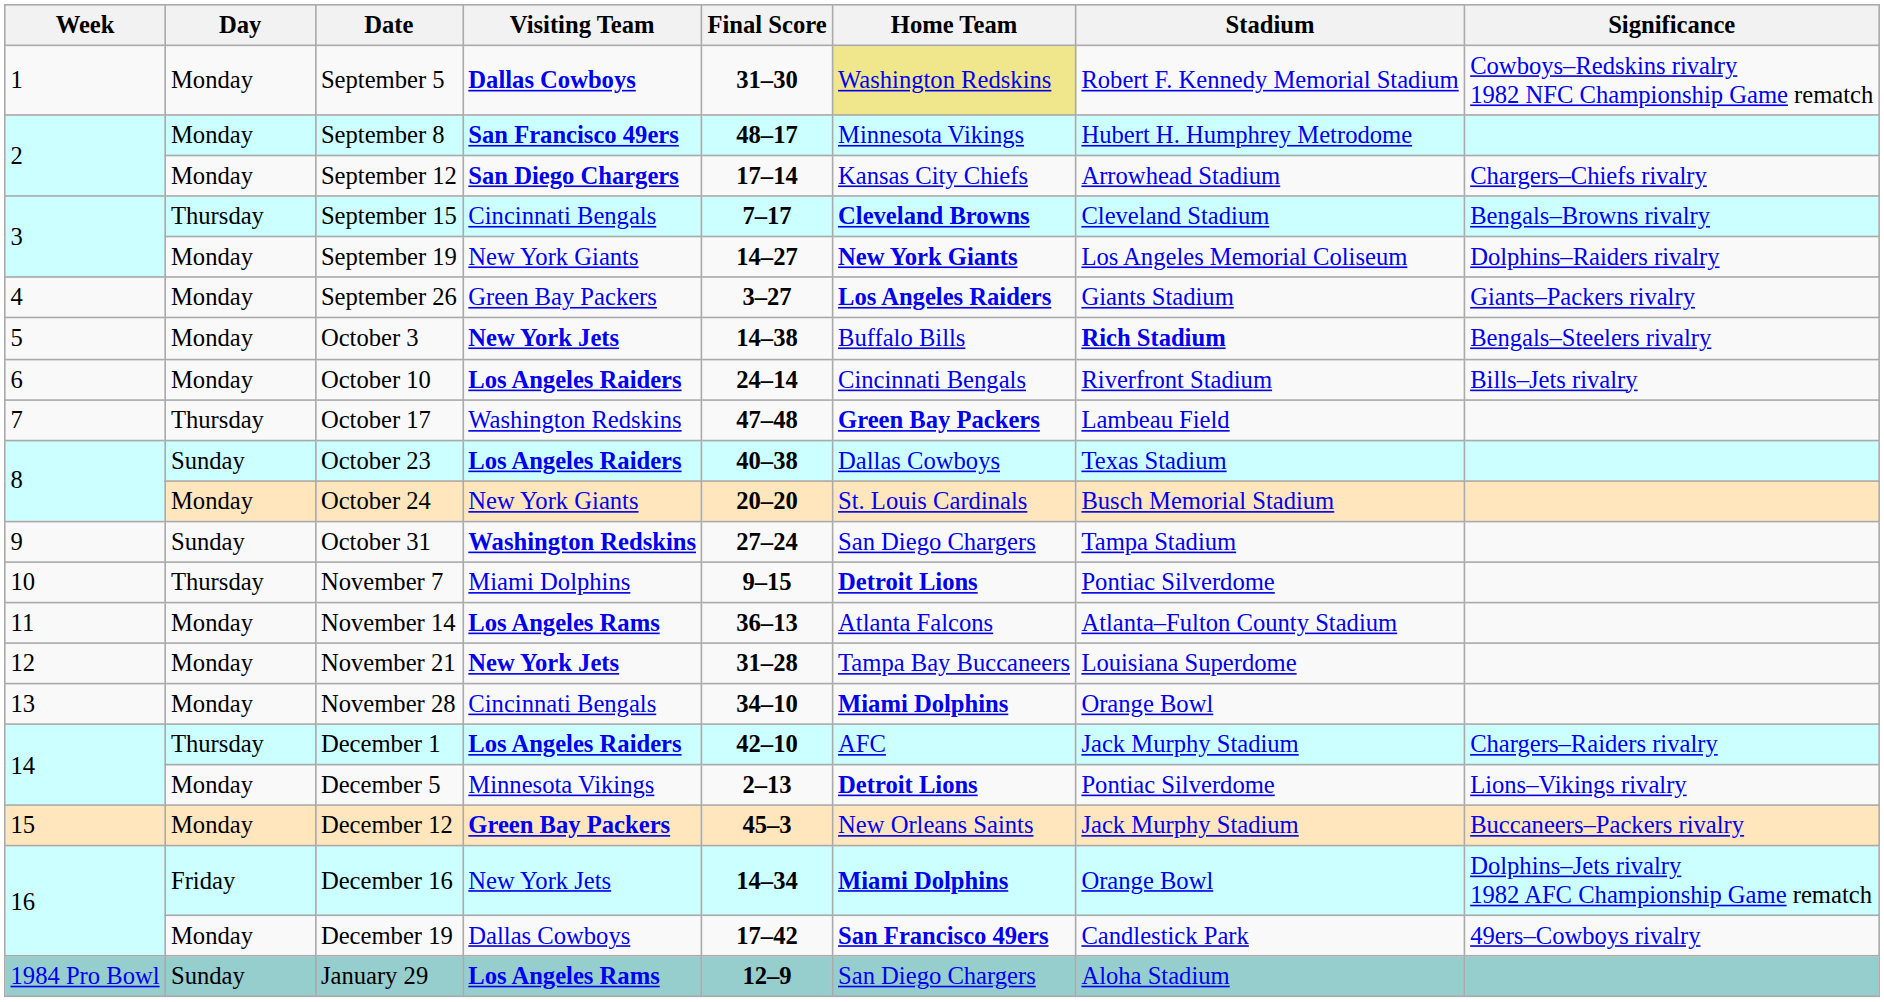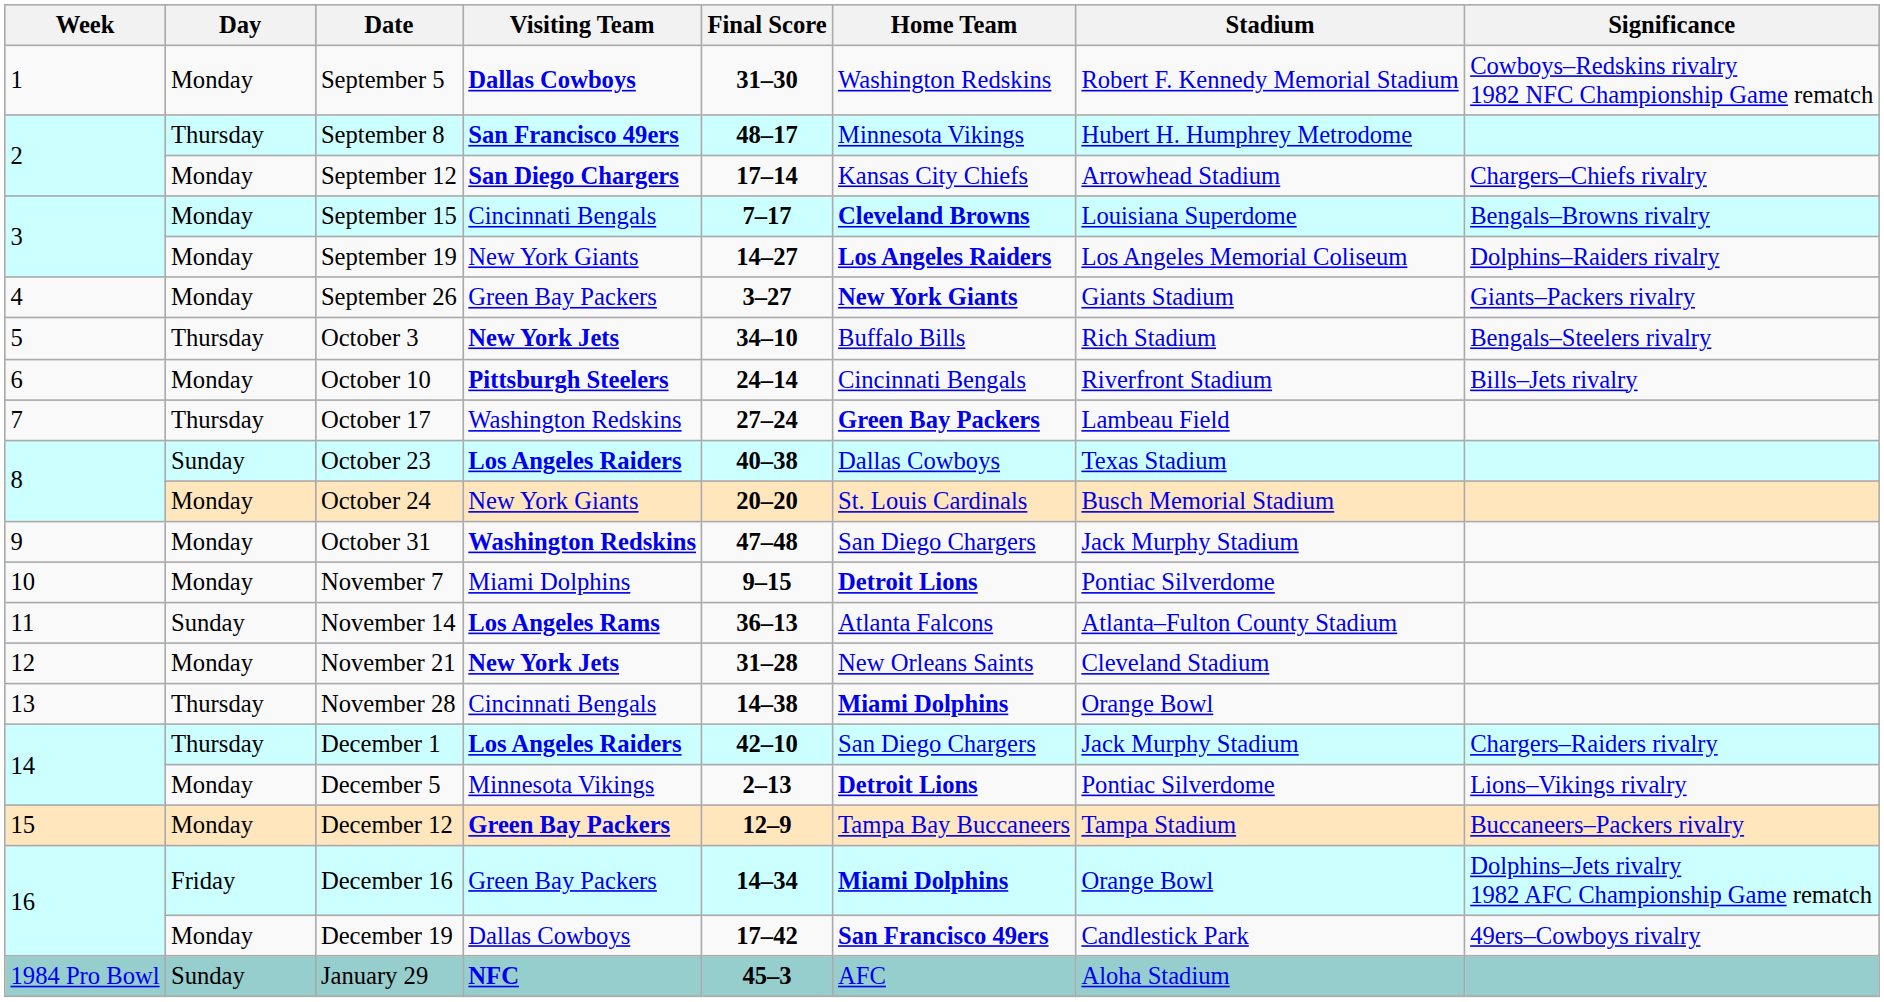(945, 80) khaki background -> (945, 80) no background
(212, 135) Monday -> (217, 135) Thursday
(217, 216) Thursday -> (212, 216) Monday
(1175, 216) Cleveland Stadium -> (1189, 216) Louisiana Superdome
(928, 257) New York Giants -> (945, 257) Los Angeles Raiders
(945, 297) Los Angeles Raiders -> (928, 297) New York Giants
(212, 338) Monday -> (217, 338) Thursday
(767, 338) 14–38 -> (767, 338) 34–10
(1154, 338) bold -> (1149, 338) normal
(575, 378) Los Angeles Raiders -> (568, 378) Pittsburgh Steelers
(767, 419) 47–48 -> (767, 419) 27–24
(208, 541) Sunday -> (212, 541) Monday
(767, 541) 27–24 -> (767, 541) 47–48
(1159, 541) Tampa Stadium -> (1190, 541) Jack Murphy Stadium
(217, 581) Thursday -> (212, 581) Monday
(212, 622) Monday -> (208, 622) Sunday
(954, 663) Tampa Bay Buccaneers -> (936, 663) New Orleans Saints
(1189, 663) Louisiana Superdome -> (1175, 663) Cleveland Stadium
(212, 703) Monday -> (217, 703) Thursday
(767, 703) 34–10 -> (767, 703) 14–38
(862, 744) AFC -> (937, 744) San Diego Chargers
(767, 825) 45–3 -> (767, 825) 12–9
(936, 825) New Orleans Saints -> (954, 825) Tampa Bay Buccaneers
(1190, 825) Jack Murphy Stadium -> (1159, 825) Tampa Stadium
(540, 880) New York Jets -> (563, 880) Green Bay Packers
(564, 976) Los Angeles Rams -> (494, 976) NFC
(767, 976) 12–9 -> (767, 976) 45–3
(937, 976) San Diego Chargers -> (862, 976) AFC
